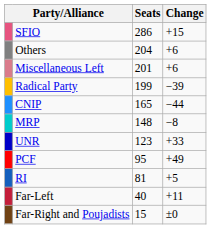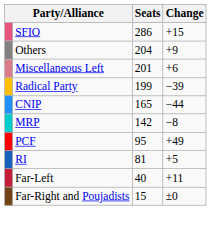(172, 50) +6 -> (172, 50) +9
(143, 123) 148 -> (143, 123) 142
- row: (27, 141)
